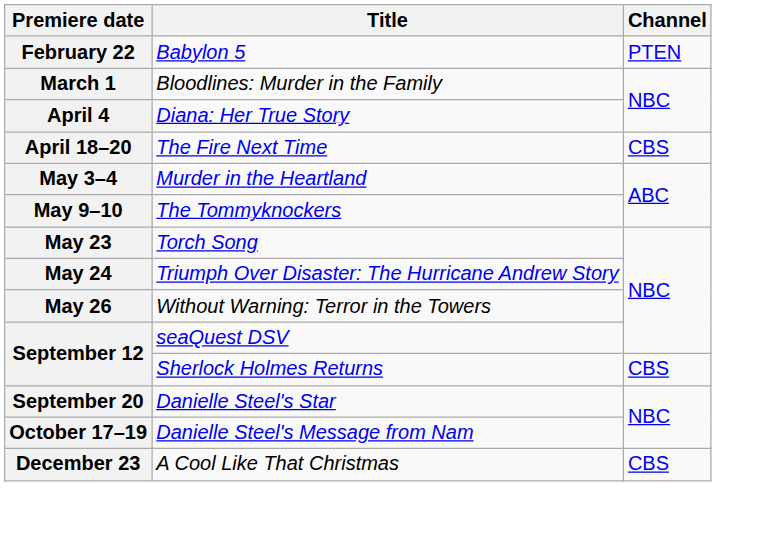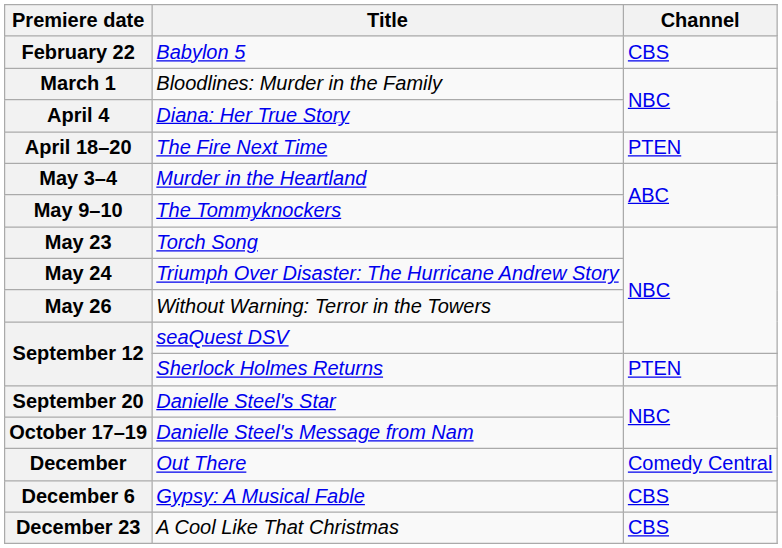(655, 52) PTEN -> (648, 52) CBS
(648, 147) CBS -> (655, 147) PTEN
(648, 369) CBS -> (655, 369) PTEN
+ row: (78, 464)
+ row: (78, 496)
